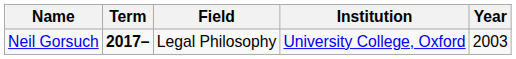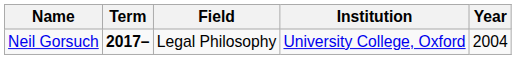(490, 41) 2003 -> (490, 41) 2004
